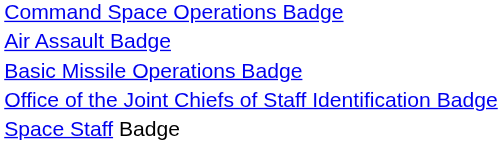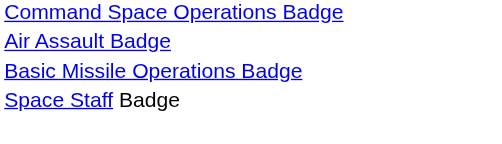- row: (251, 99)
